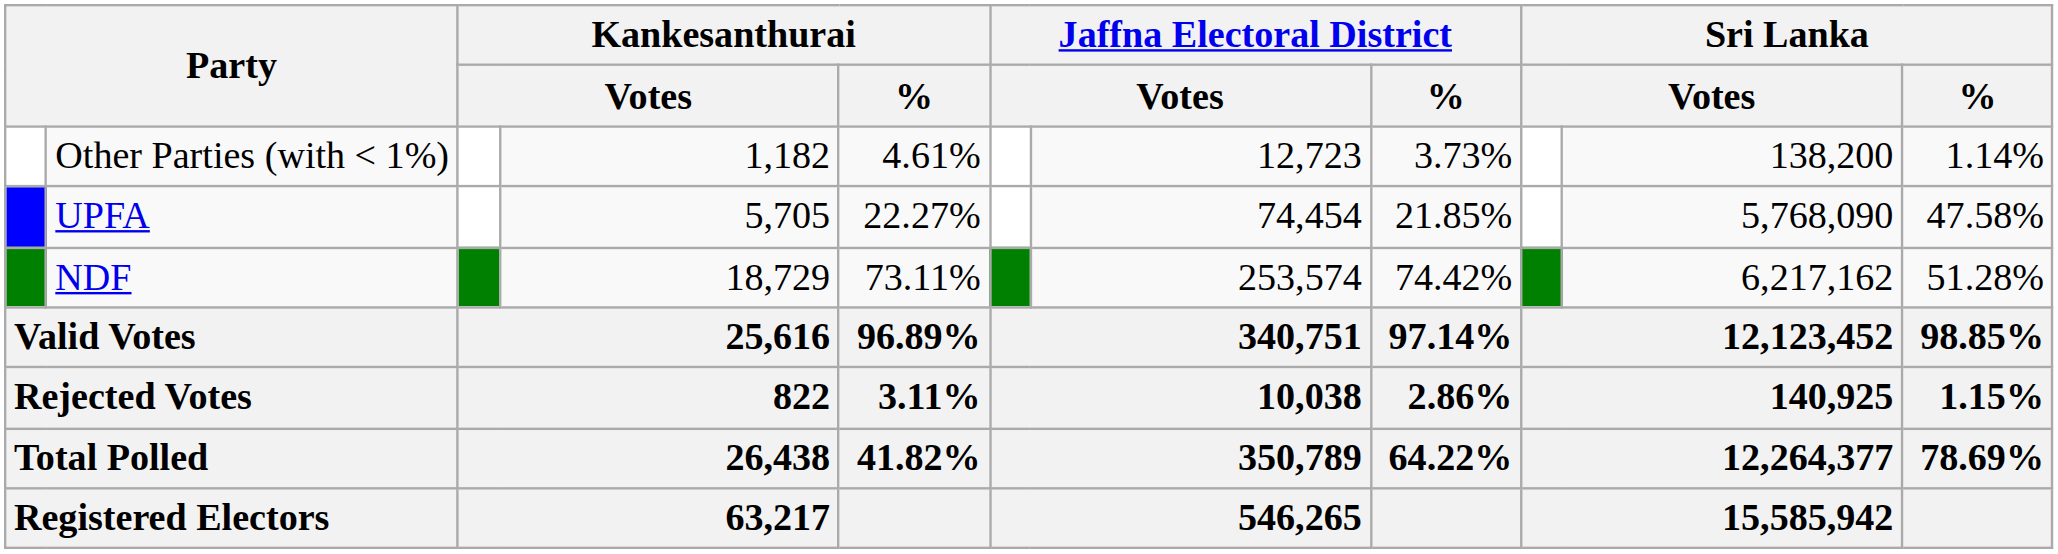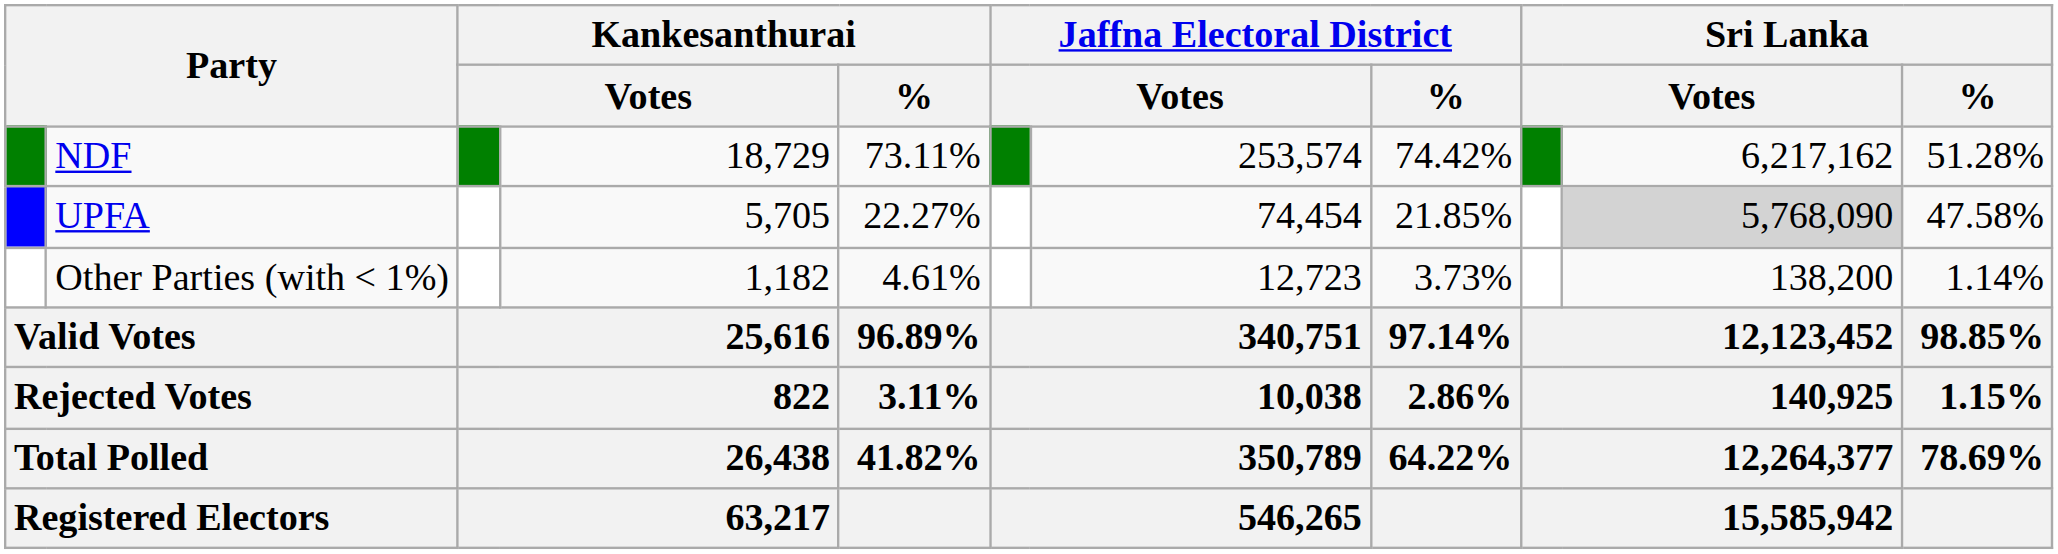rows swapped: (93, 276) <-> (252, 155)
(1817, 215) no background -> (1817, 215) lightgrey background
